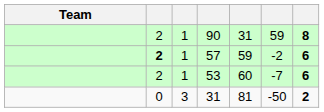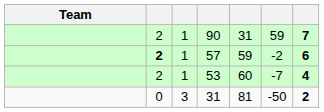(306, 35) 8 -> (306, 35) 7
(306, 76) 6 -> (306, 76) 4
